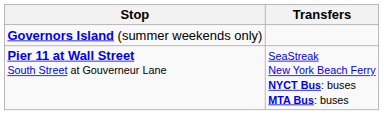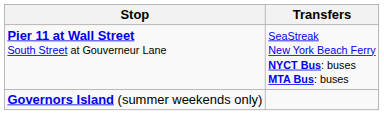rows swapped: (87, 63) <-> (135, 35)
